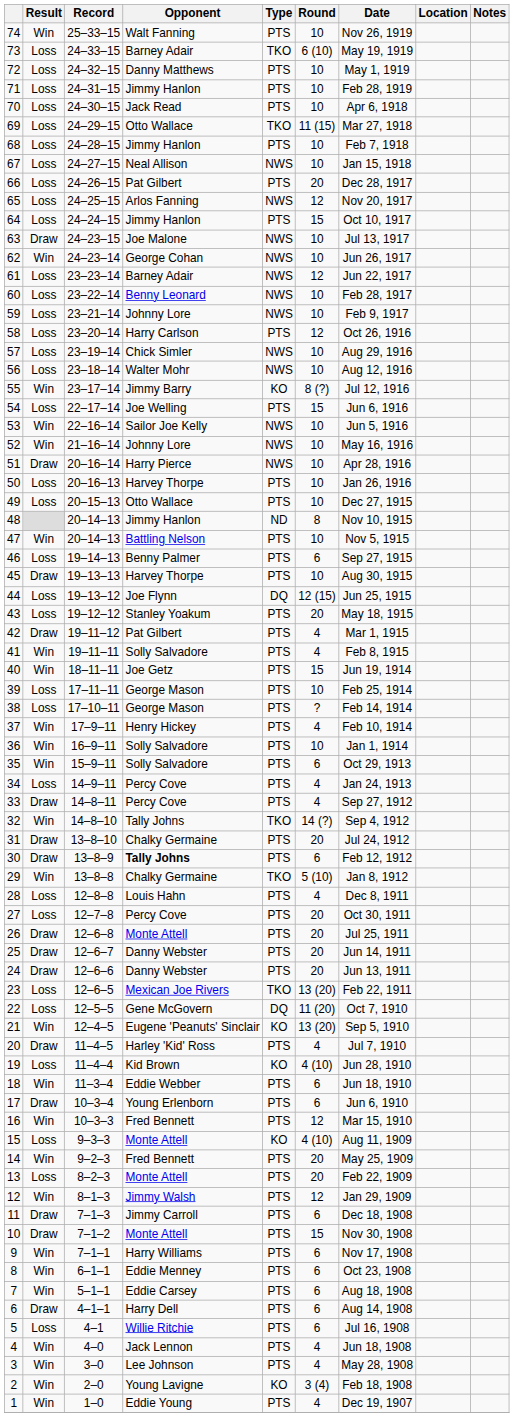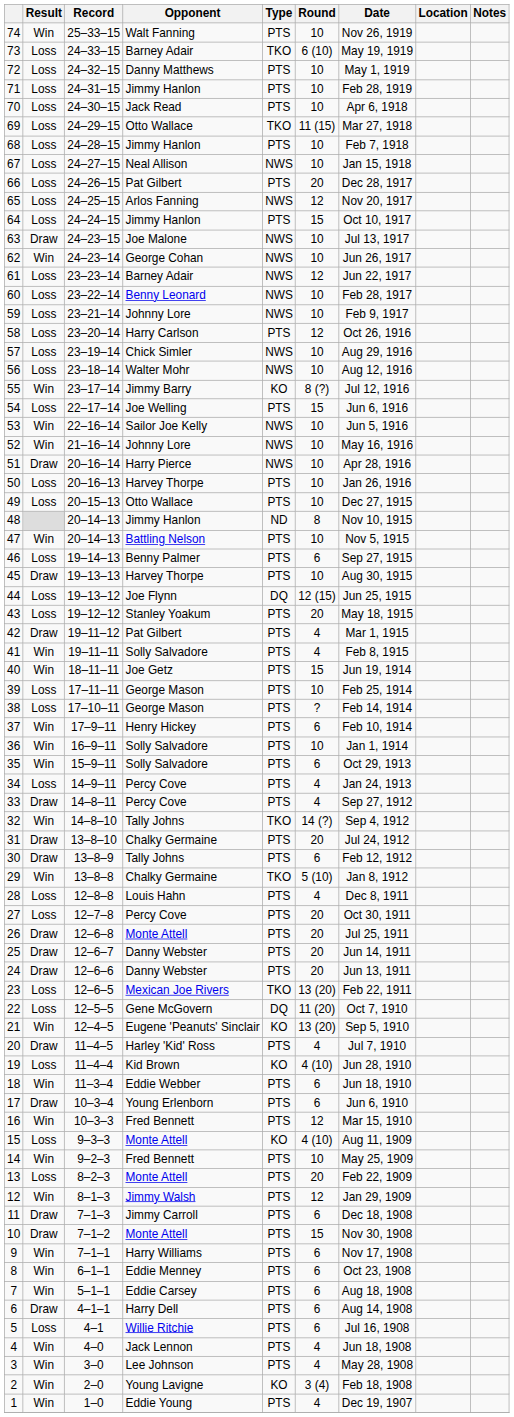(317, 727) 4 -> (317, 727) 6
(158, 858) bold -> (155, 858) normal
(317, 1159) 20 -> (317, 1159) 10
